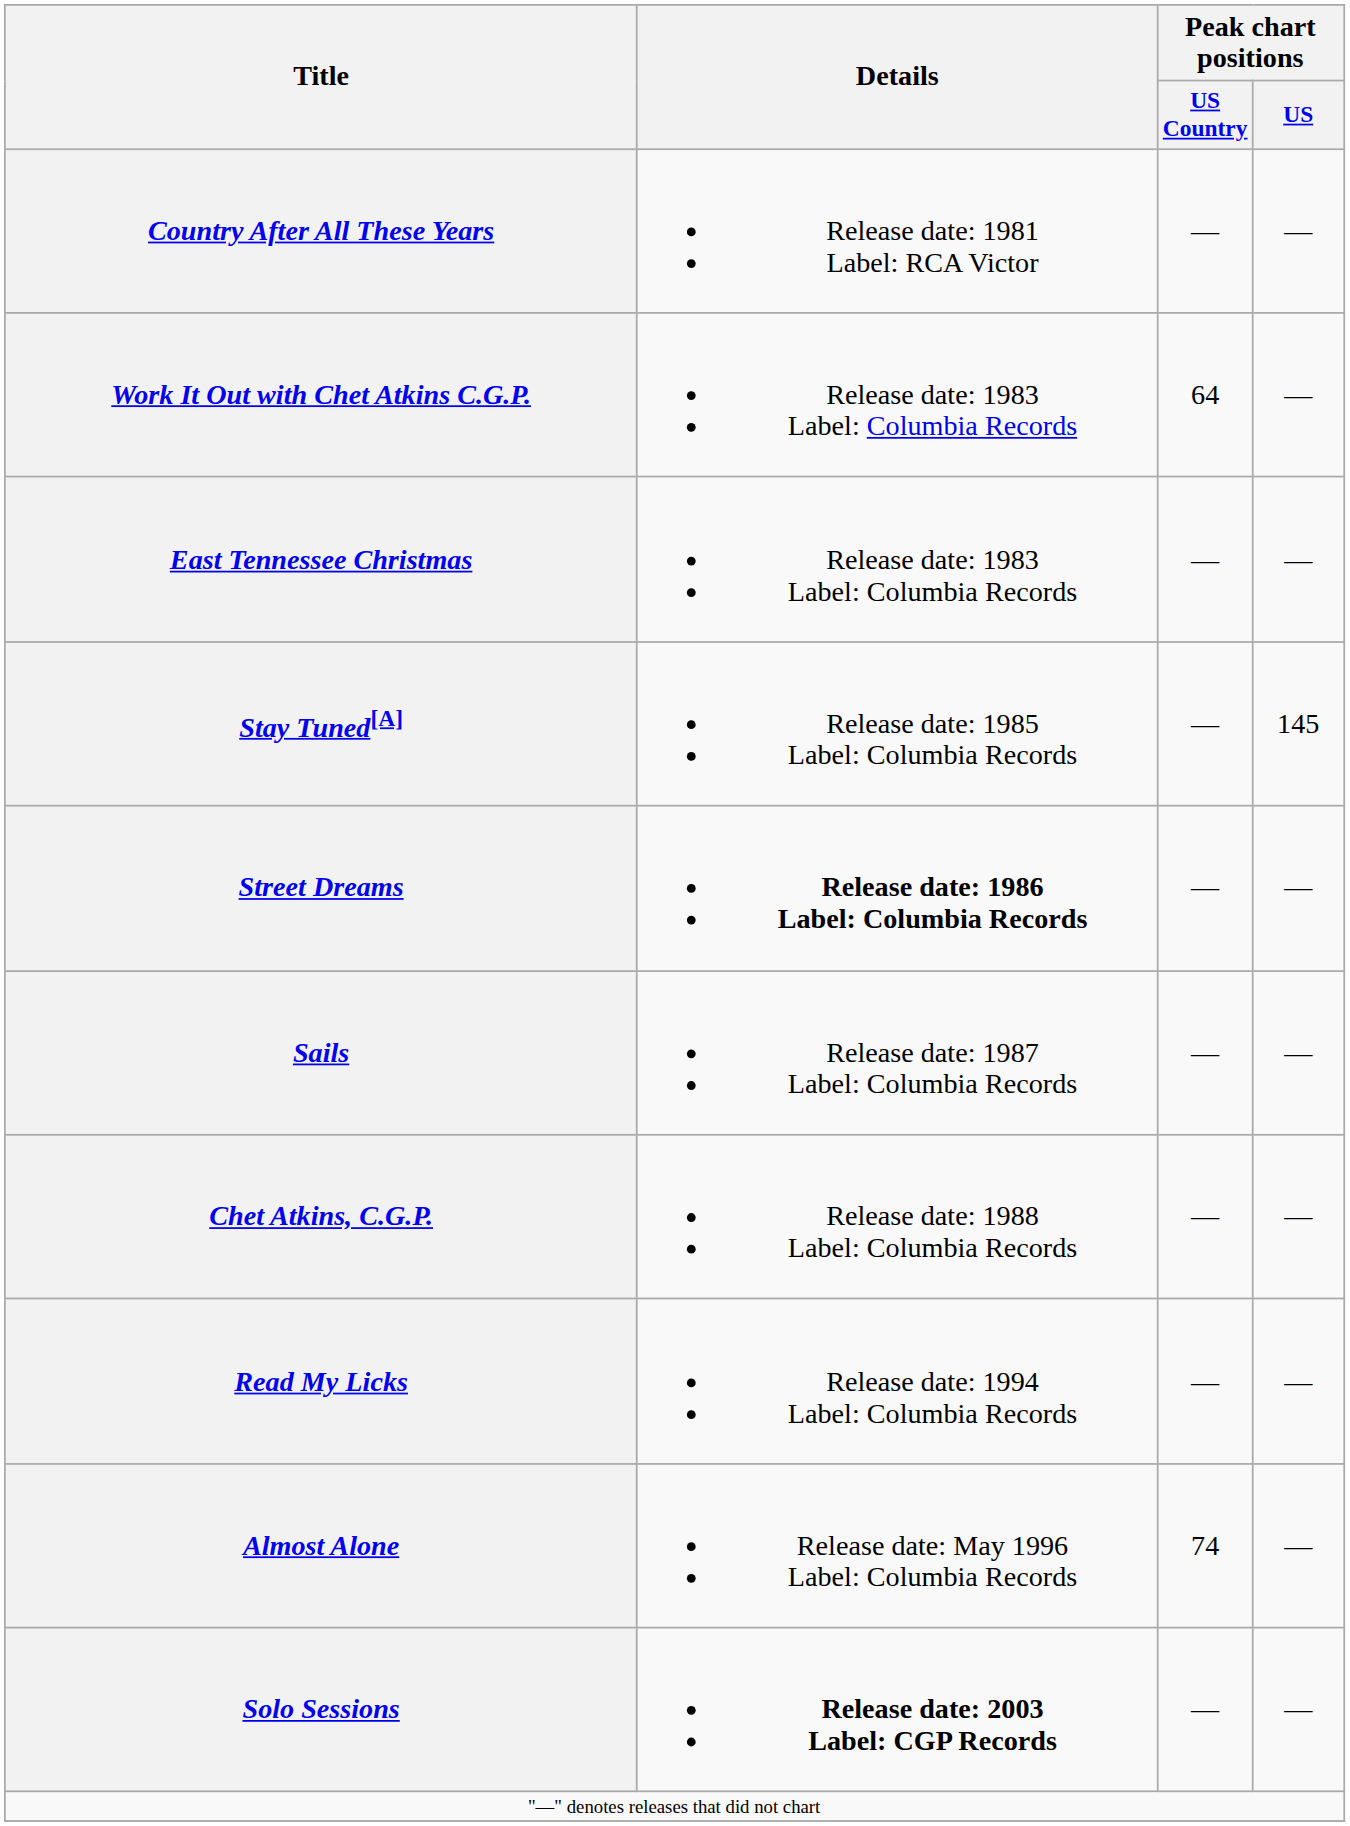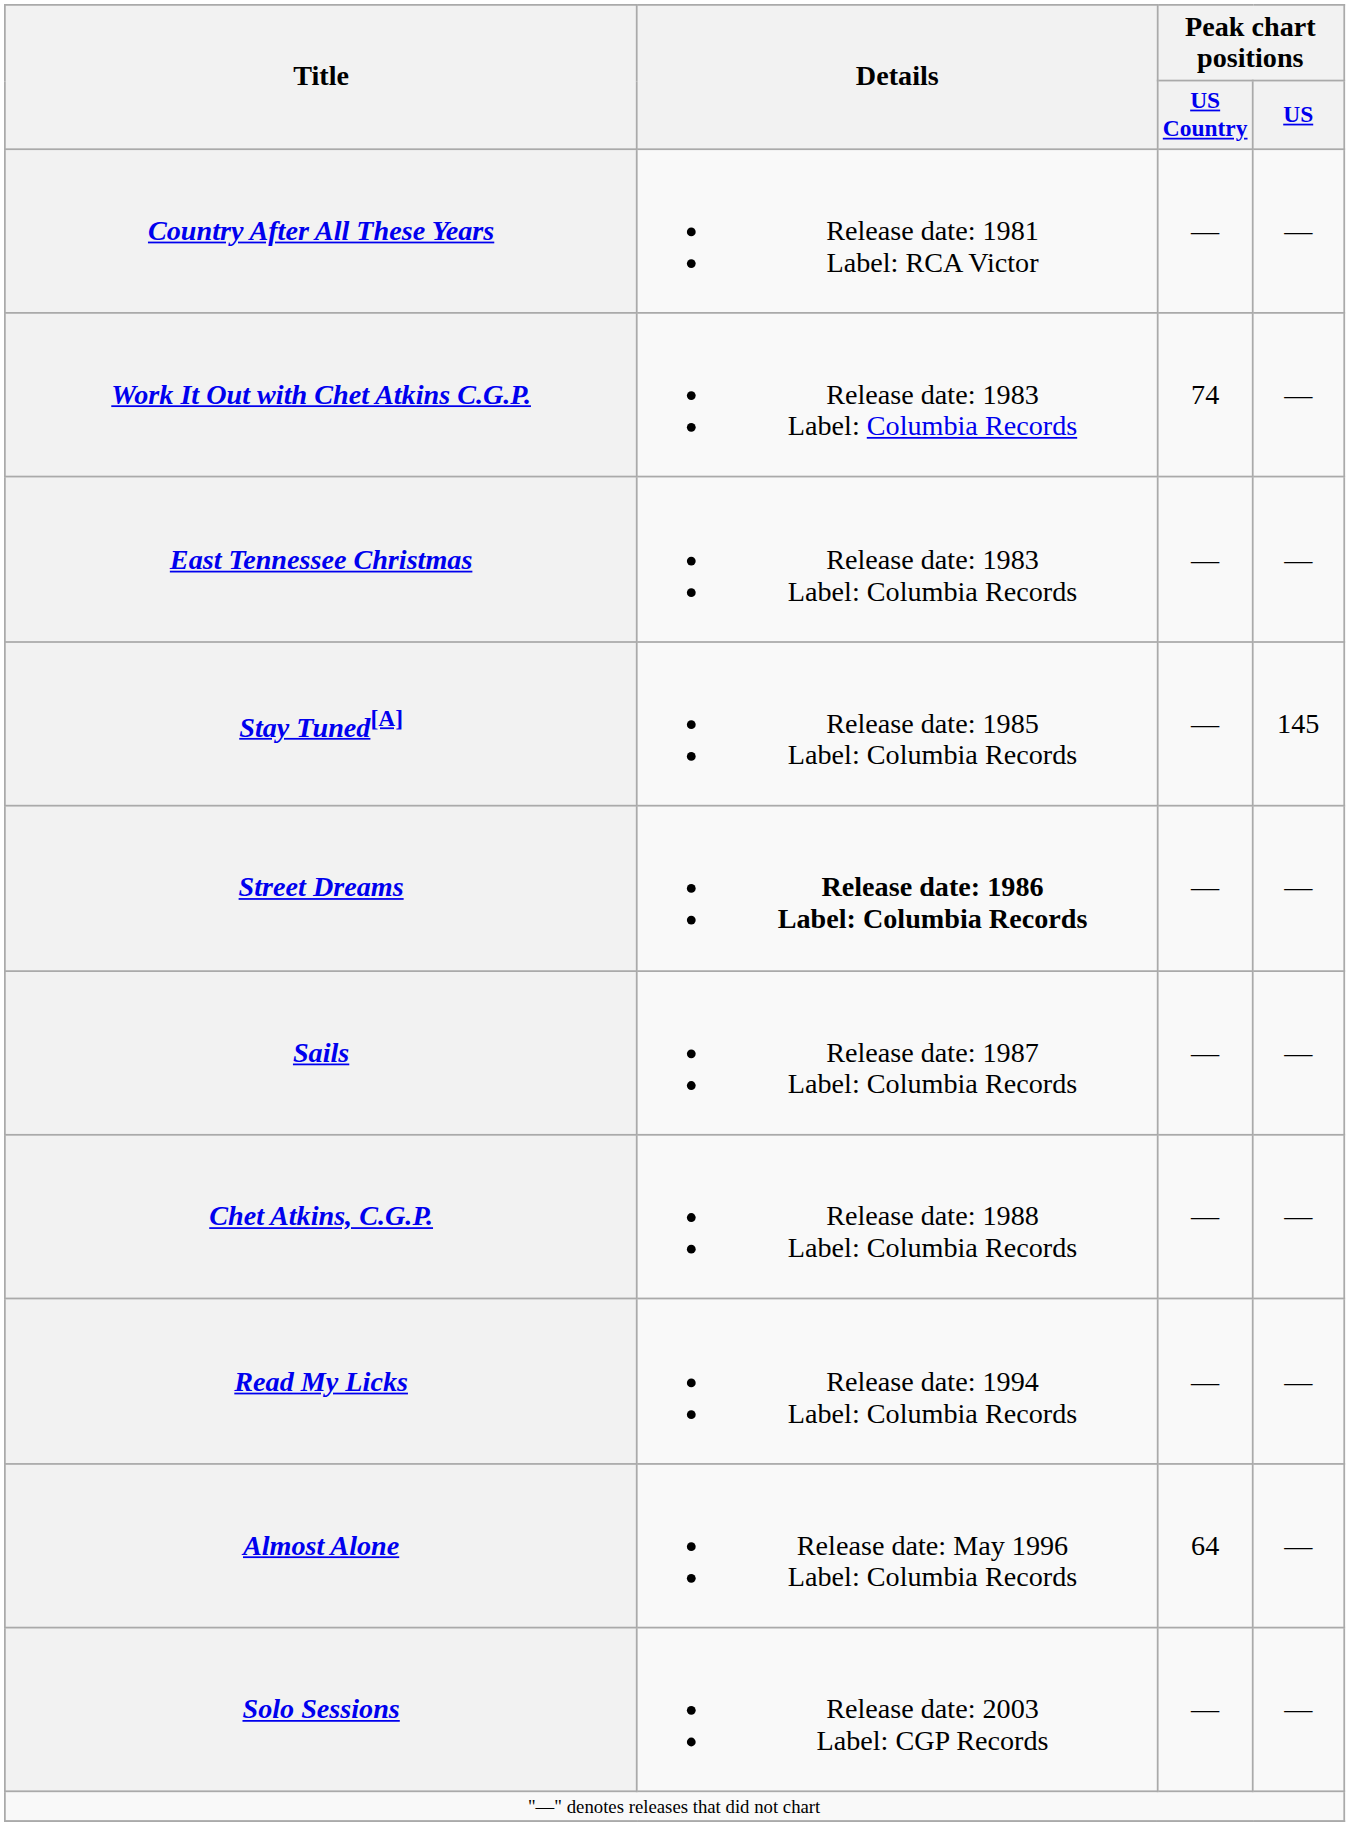(1205, 394) 64 -> (1205, 394) 74
(1205, 1545) 74 -> (1205, 1545) 64
(897, 1726) bold -> (897, 1726) normal
